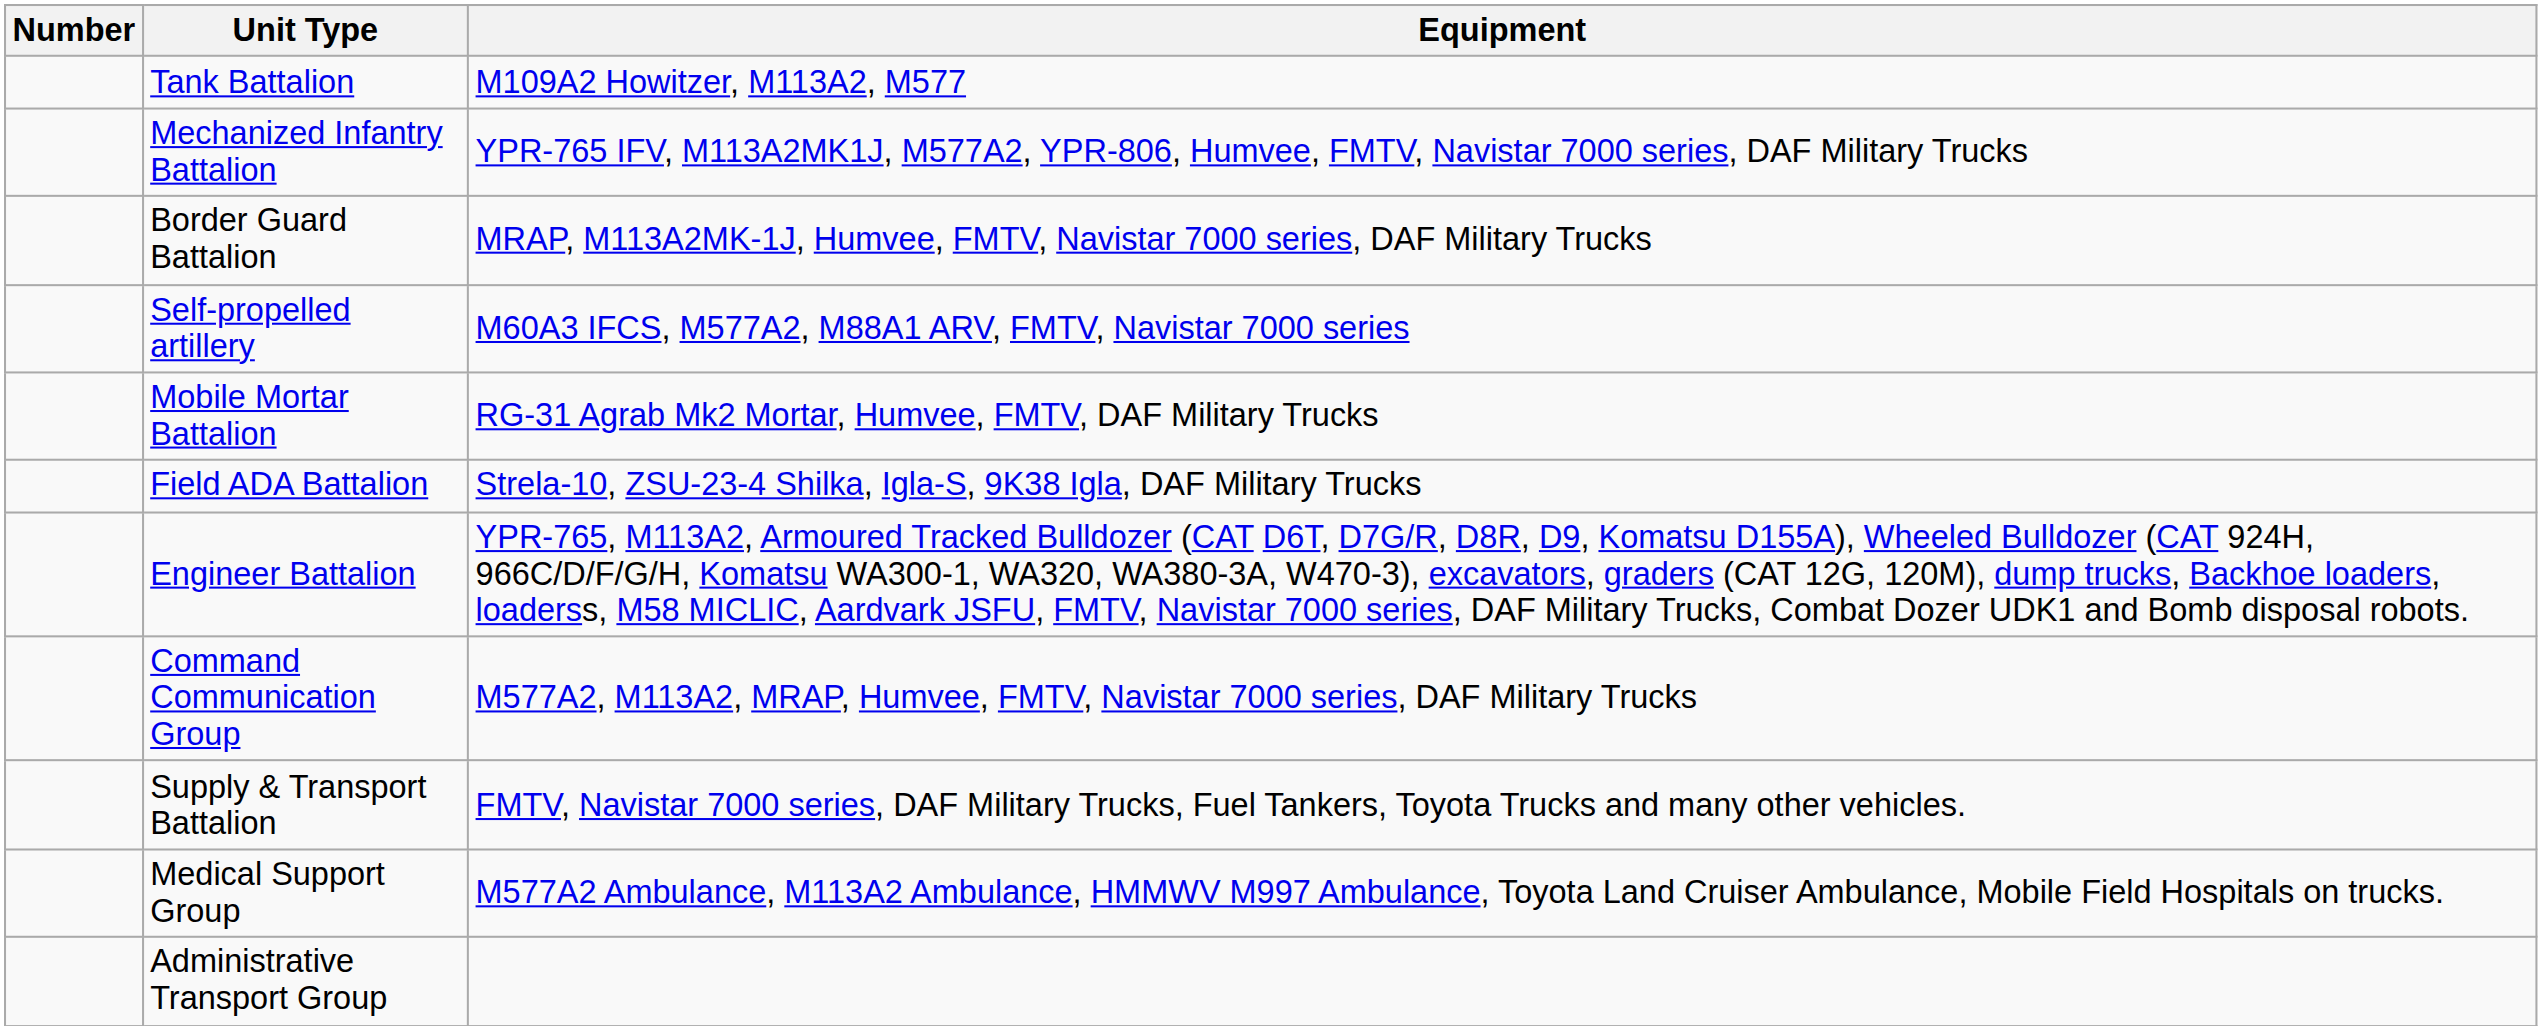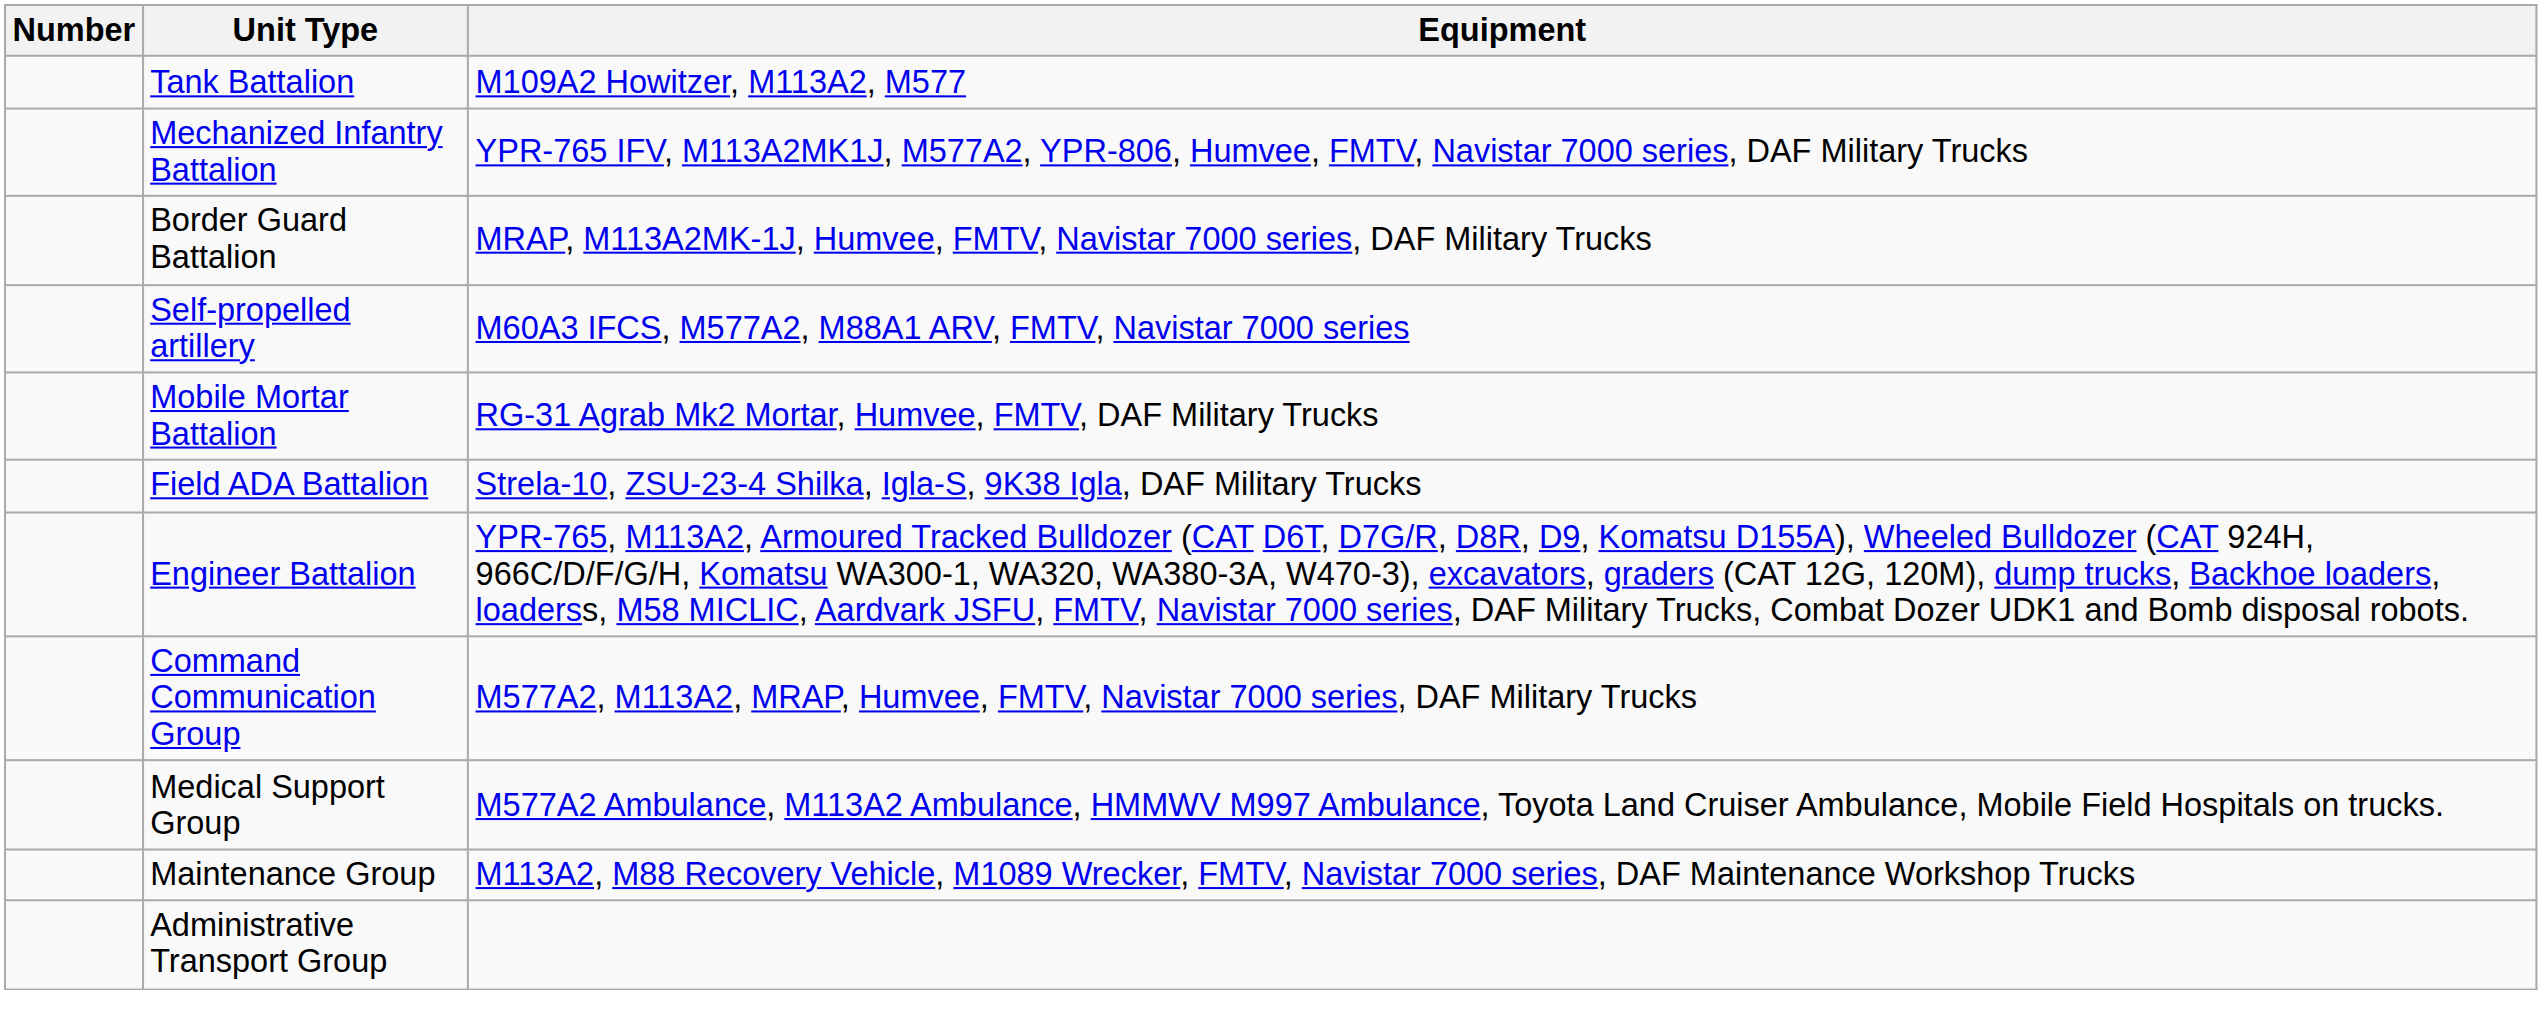- row: (288, 804)
+ row: (293, 874)
